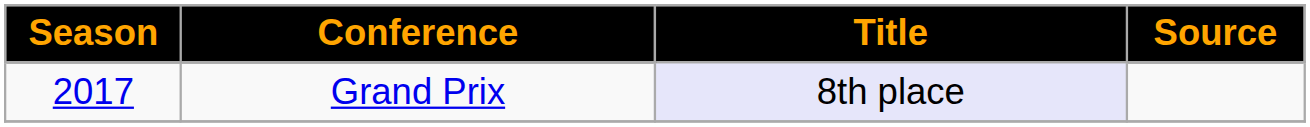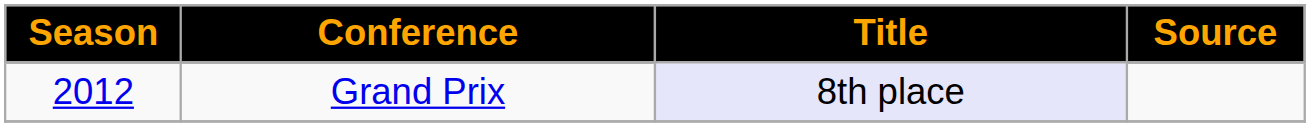(93, 91) 2017 -> (93, 91) 2012
